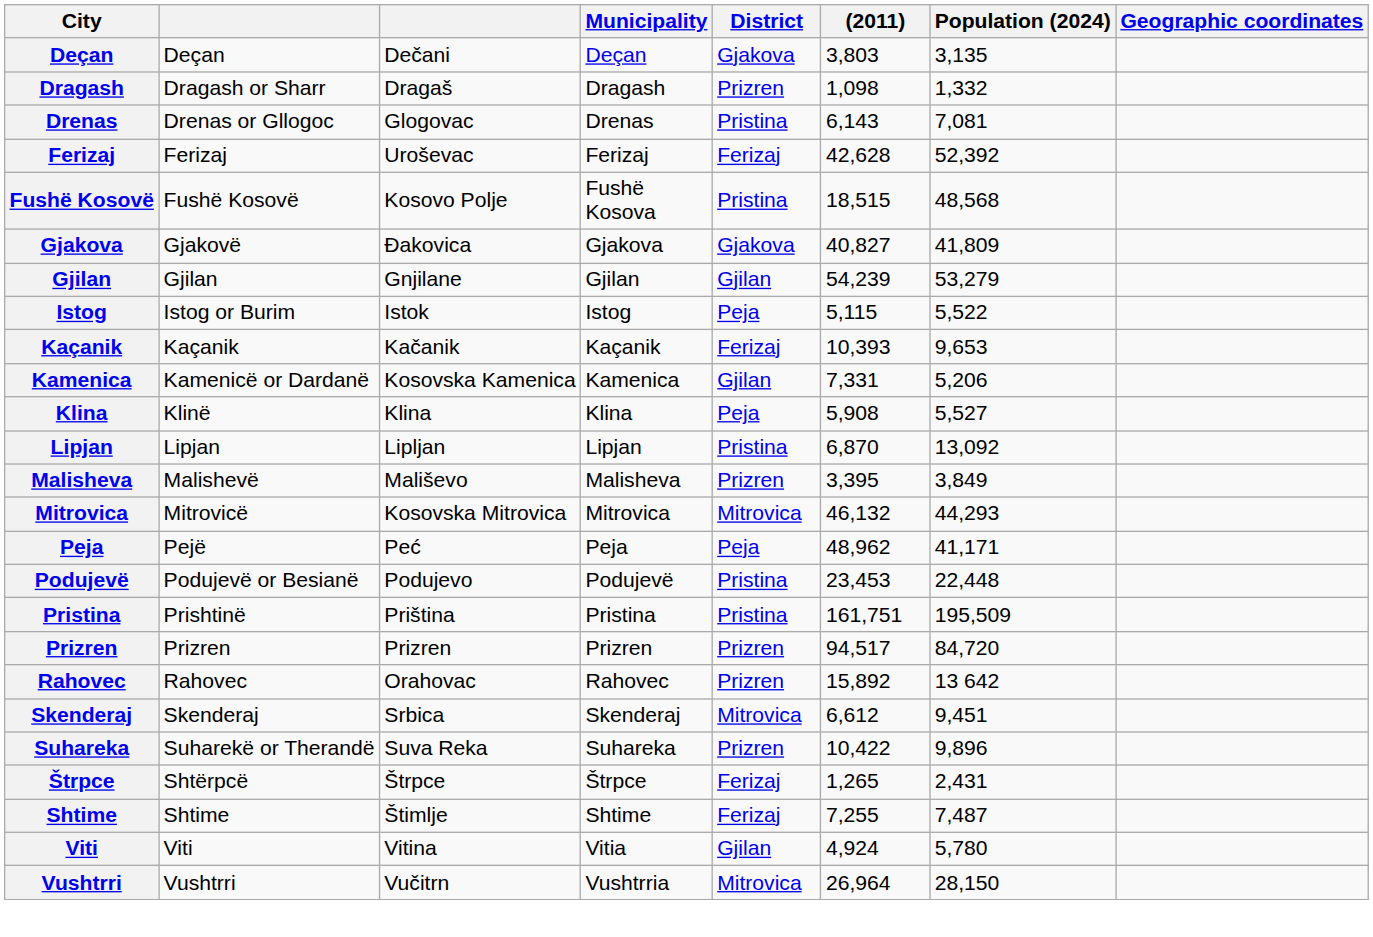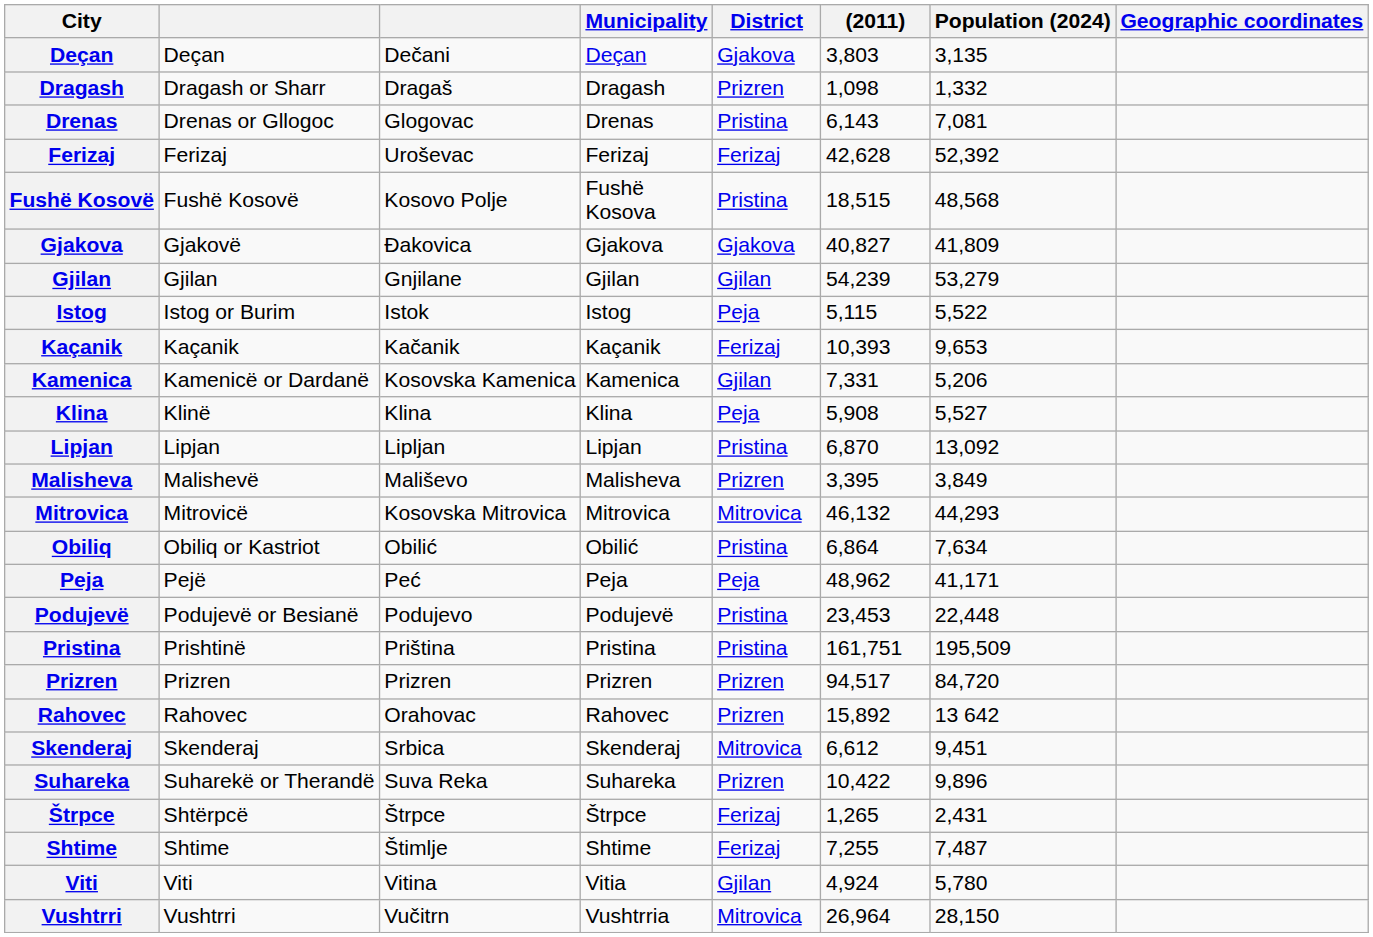+ row: (82, 547)
